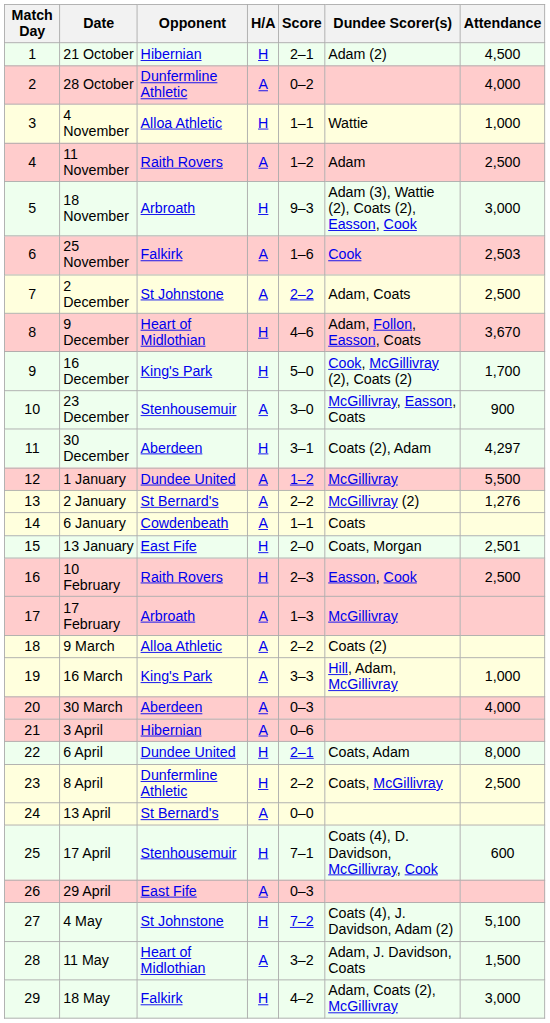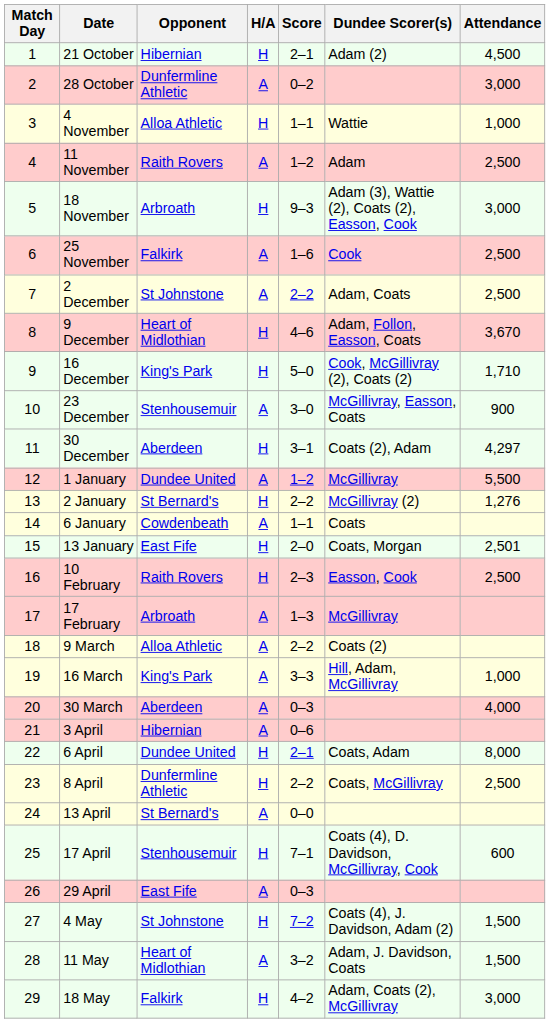(503, 84) 4,000 -> (503, 84) 3,000
(503, 255) 2,503 -> (503, 255) 2,500
(503, 371) 1,700 -> (503, 371) 1,710
(263, 501) A -> (263, 501) H
(503, 921) 5,100 -> (503, 921) 1,500
